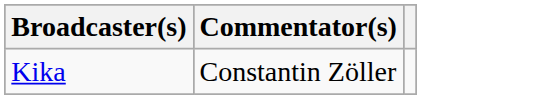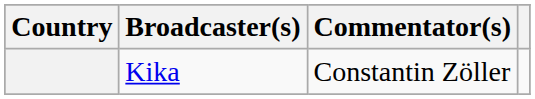+ column: (62, 26)
